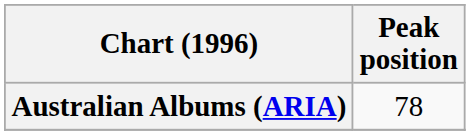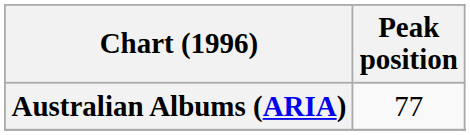(409, 105) 78 -> (409, 105) 77
